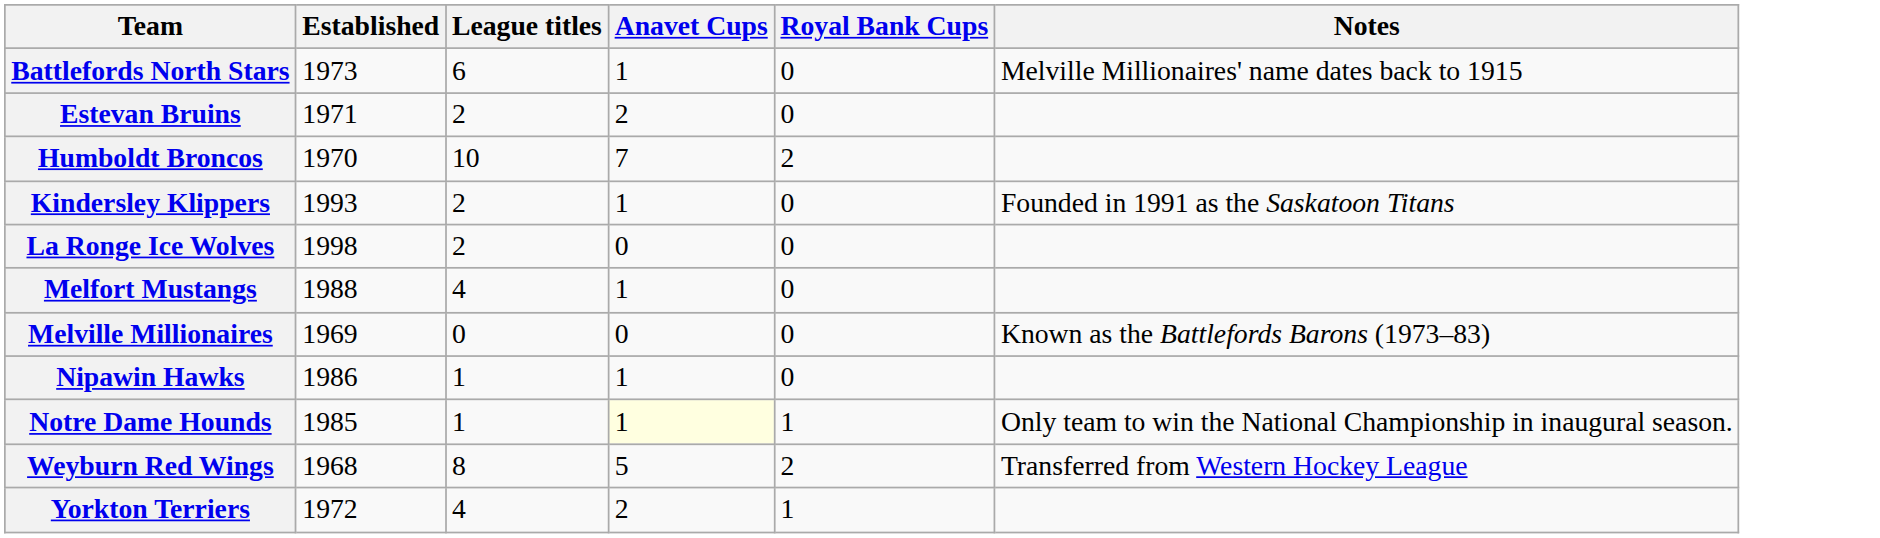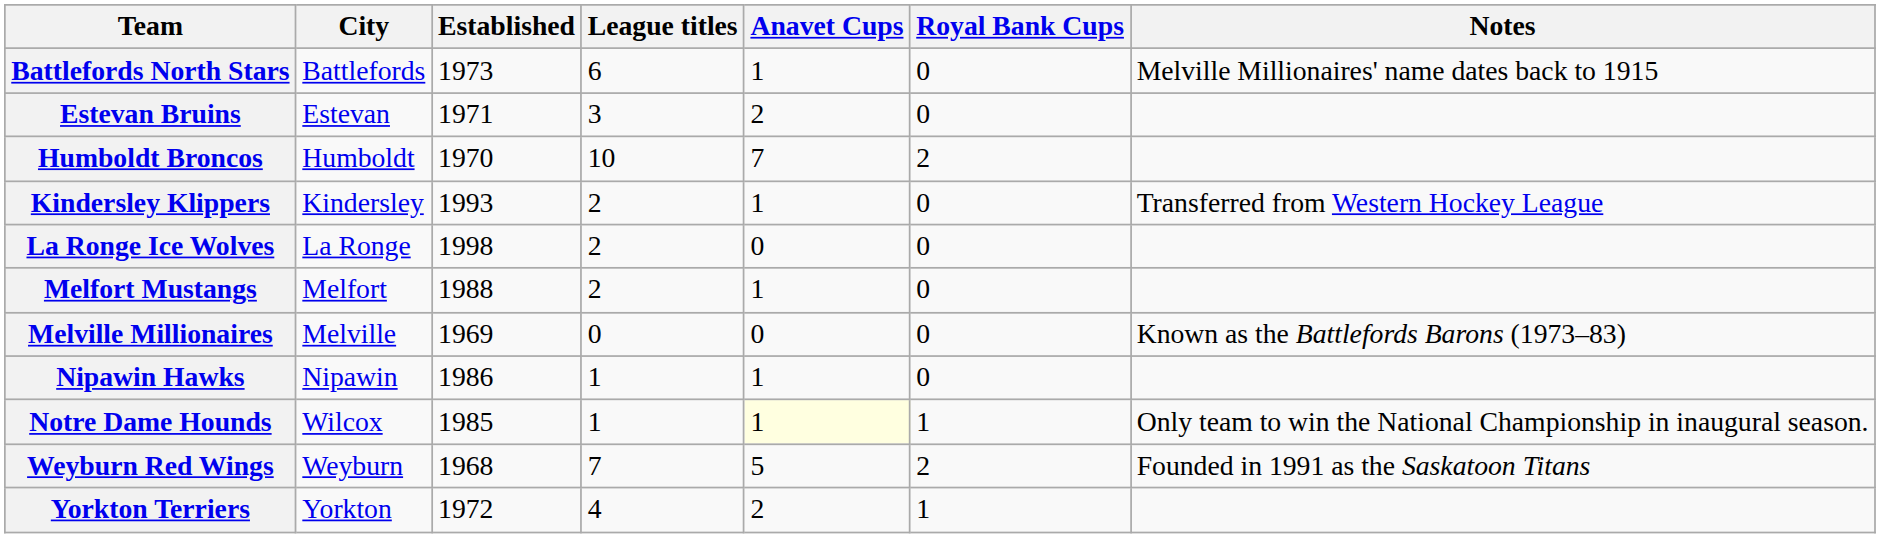+ column: (364, 26)
(459, 114) 2 -> (595, 114) 3
(1228, 202) Founded in 1991 as the Saskatoon Titans -> (1370, 202) Transferred from Western Hockey League
(459, 289) 4 -> (595, 289) 2
(459, 465) 8 -> (595, 465) 7
(1234, 465) Transferred from Western Hockey League -> (1363, 465) Founded in 1991 as the Saskatoon Titans
